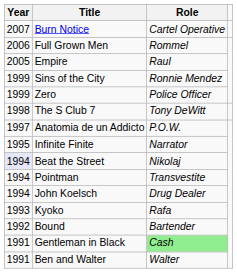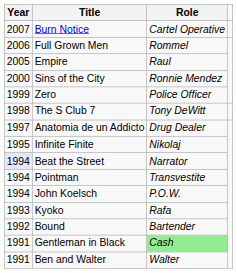(18, 78) 1999 -> (18, 78) 2000
(165, 128) P.O.W. -> (177, 128) Drug Dealer
(168, 144) Narrator -> (165, 144) Nikolaj
(165, 161) Nikolaj -> (168, 161) Narrator
(177, 194) Drug Dealer -> (165, 194) P.O.W.
